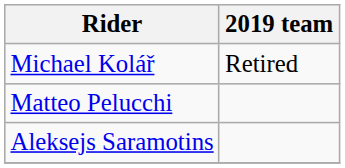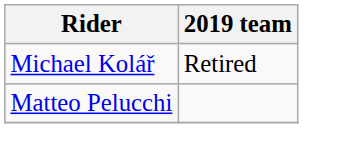- row: (112, 142)
